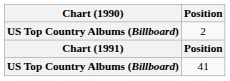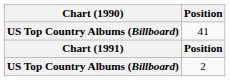rows swapped: (203, 31) <-> (203, 66)
